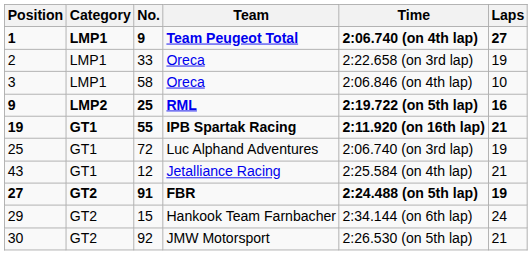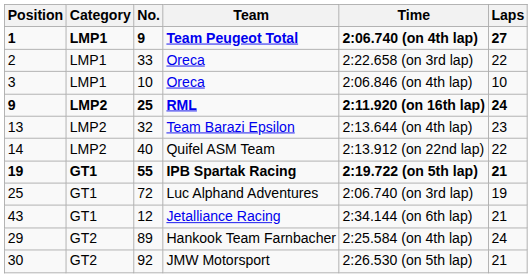(499, 60) 19 -> (499, 60) 22
(145, 82) 58 -> (145, 82) 10
(410, 104) 2:19.722 (on 5th lap) -> (414, 104) 2:11.920 (on 16th lap)
(499, 104) 16 -> (499, 104) 24
+ row: (16, 127)
+ row: (16, 149)
(414, 127) 2:11.920 (on 16th lap) -> (410, 171) 2:19.722 (on 5th lap)
(407, 171) 2:25.584 (on 4th lap) -> (407, 216) 2:34.144 (on 6th lap)
- row: (16, 194)
(145, 216) 15 -> (145, 238) 89
(407, 216) 2:34.144 (on 6th lap) -> (407, 238) 2:25.584 (on 4th lap)
